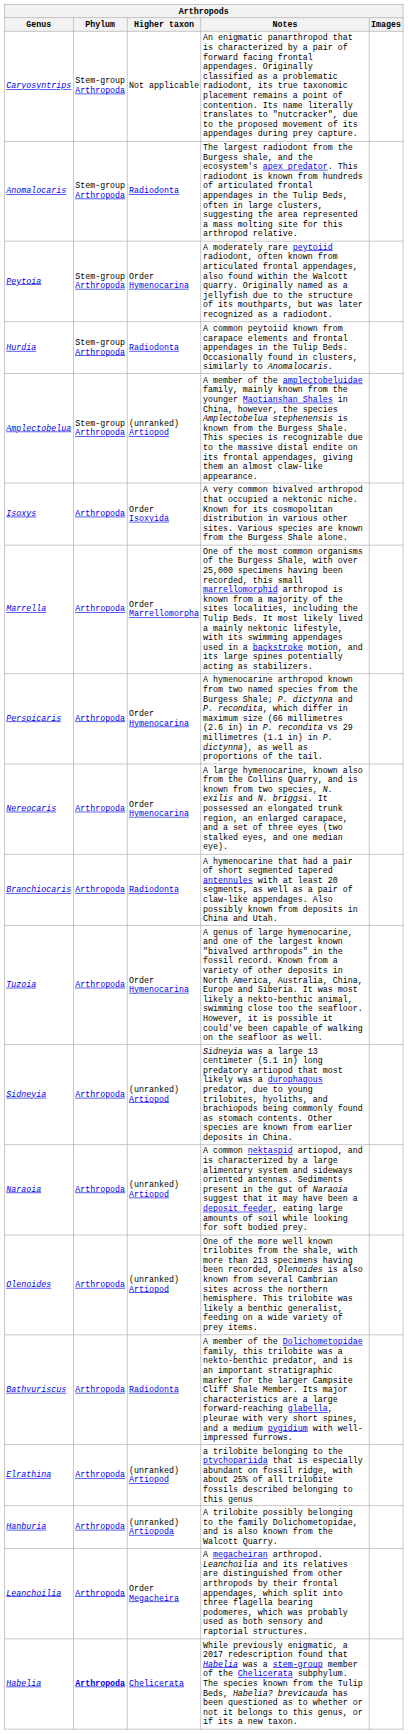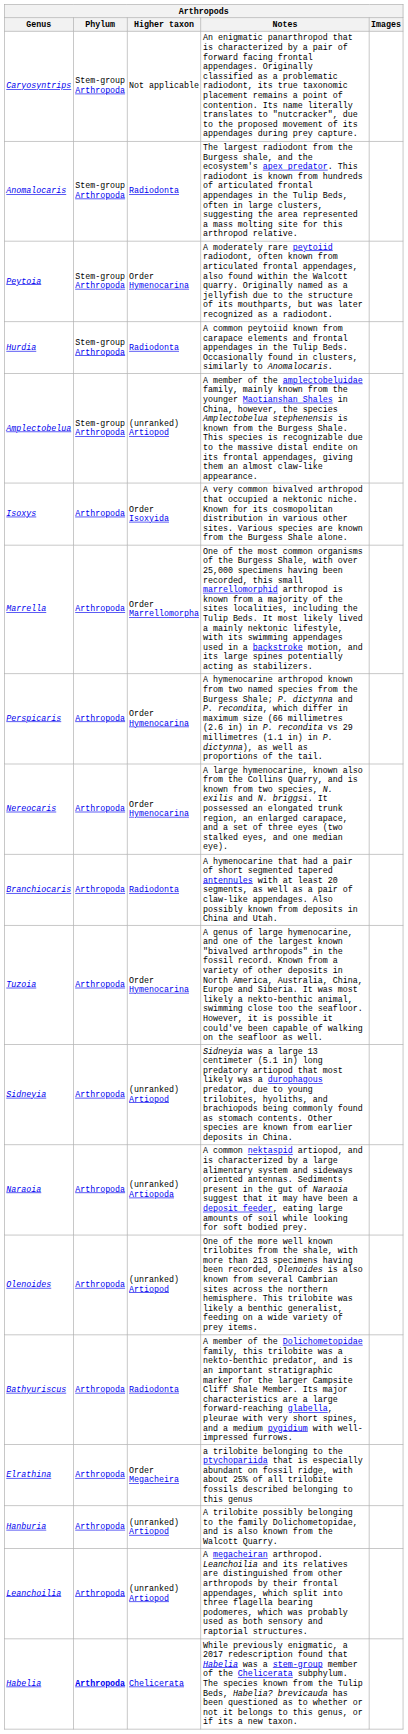(154, 1190) (unranked) Artiopod -> (154, 1190) (unranked) Artiopoda
(154, 1475) (unranked) Artiopod -> (154, 1475) Order Megacheira
(154, 1527) (unranked) Artiopoda -> (154, 1527) (unranked) Artiopod
(154, 1594) Order Megacheira -> (154, 1594) (unranked) Artiopod
